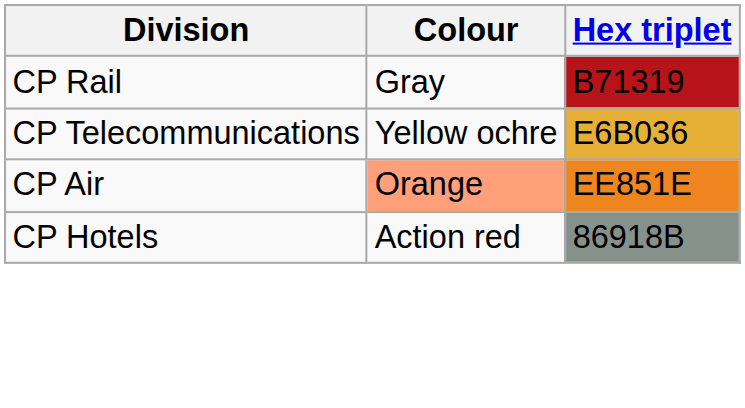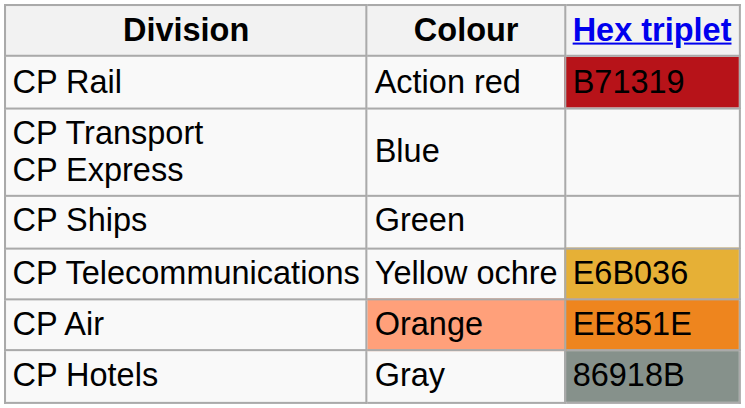(410, 81) Gray -> (448, 81) Action red
+ row: (108, 151)
+ row: (80, 221)
(448, 236) Action red -> (410, 375) Gray
